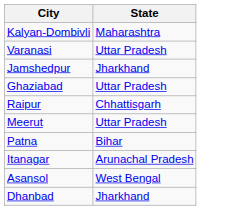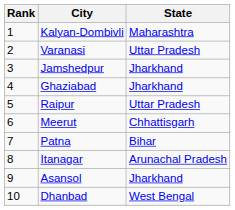+ column: (21, 13)
(131, 86) Uttar Pradesh -> (156, 86) Jharkhand
(128, 104) Chhattisgarh -> (165, 104) Uttar Pradesh
(131, 123) Uttar Pradesh -> (162, 123) Chhattisgarh
(128, 178) West Bengal -> (156, 178) Jharkhand
(122, 196) Jharkhand -> (162, 196) West Bengal
